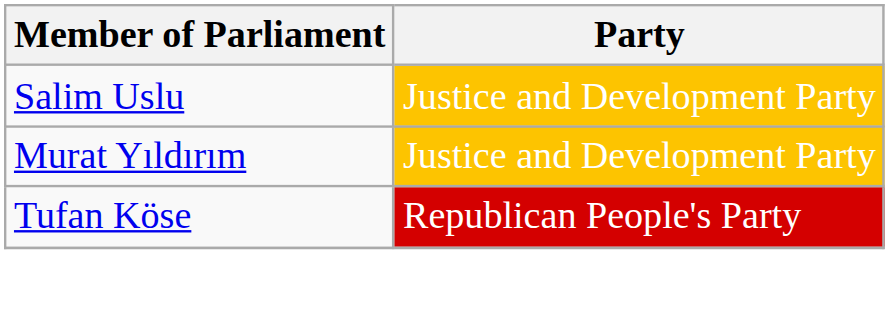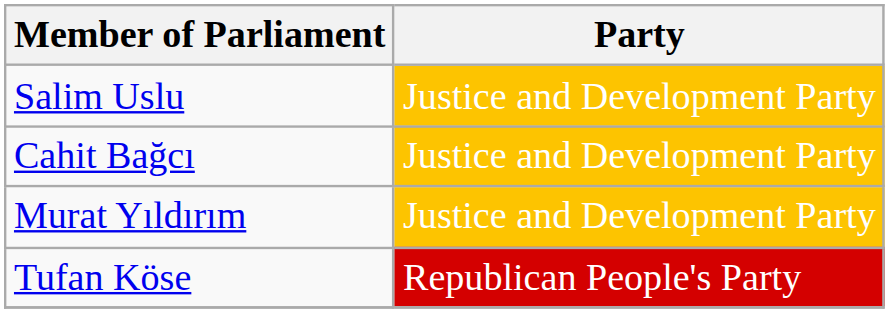+ row: (104, 155)
